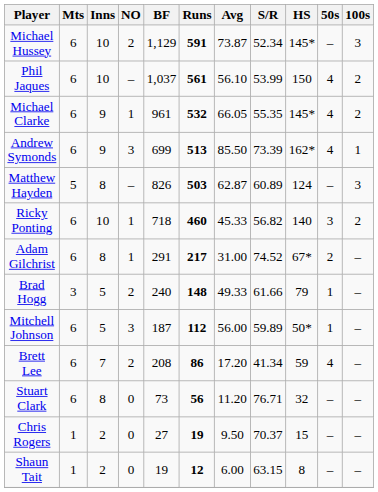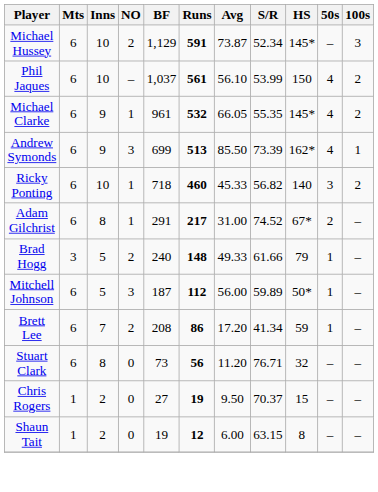- row: (32, 185)
(330, 363) 4 -> (330, 327) 1
